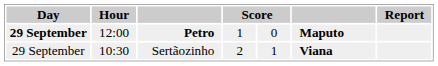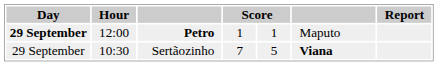(274, 32) 0 -> (274, 32) 1
(319, 32) bold -> (317, 32) normal
(240, 50) 2 -> (240, 50) 7
(274, 50) 1 -> (274, 50) 5
